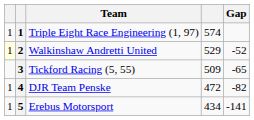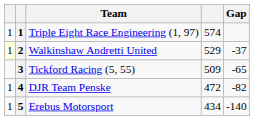(239, 51) -52 -> (239, 51) -37
(236, 106) -141 -> (236, 106) -140
